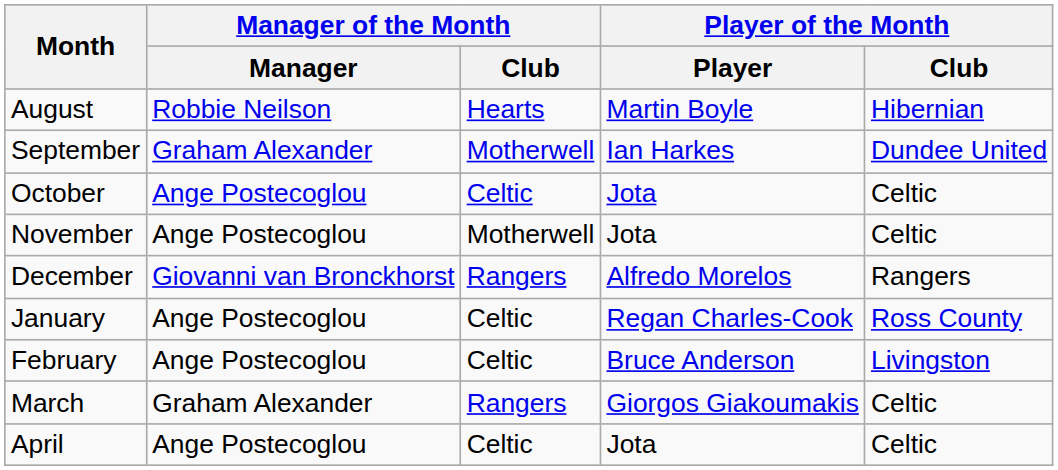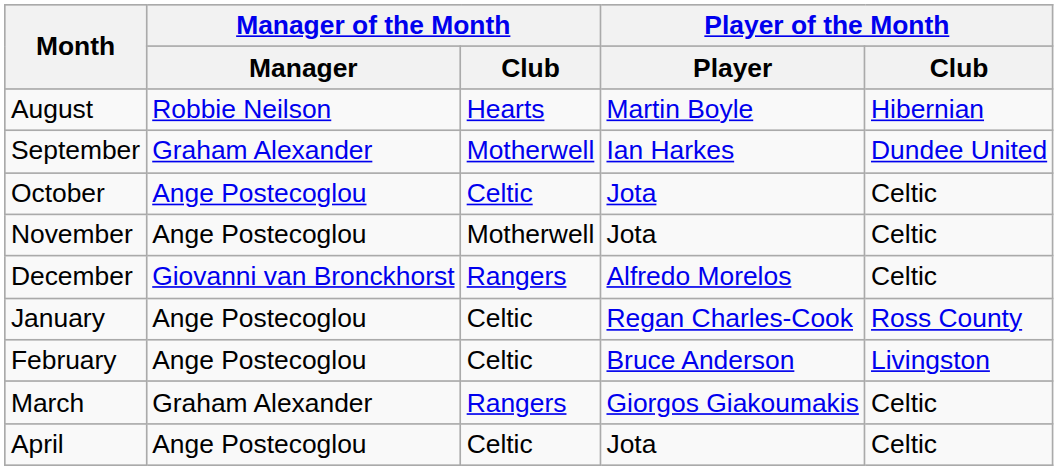(921, 276) Rangers -> (904, 276) Celtic
